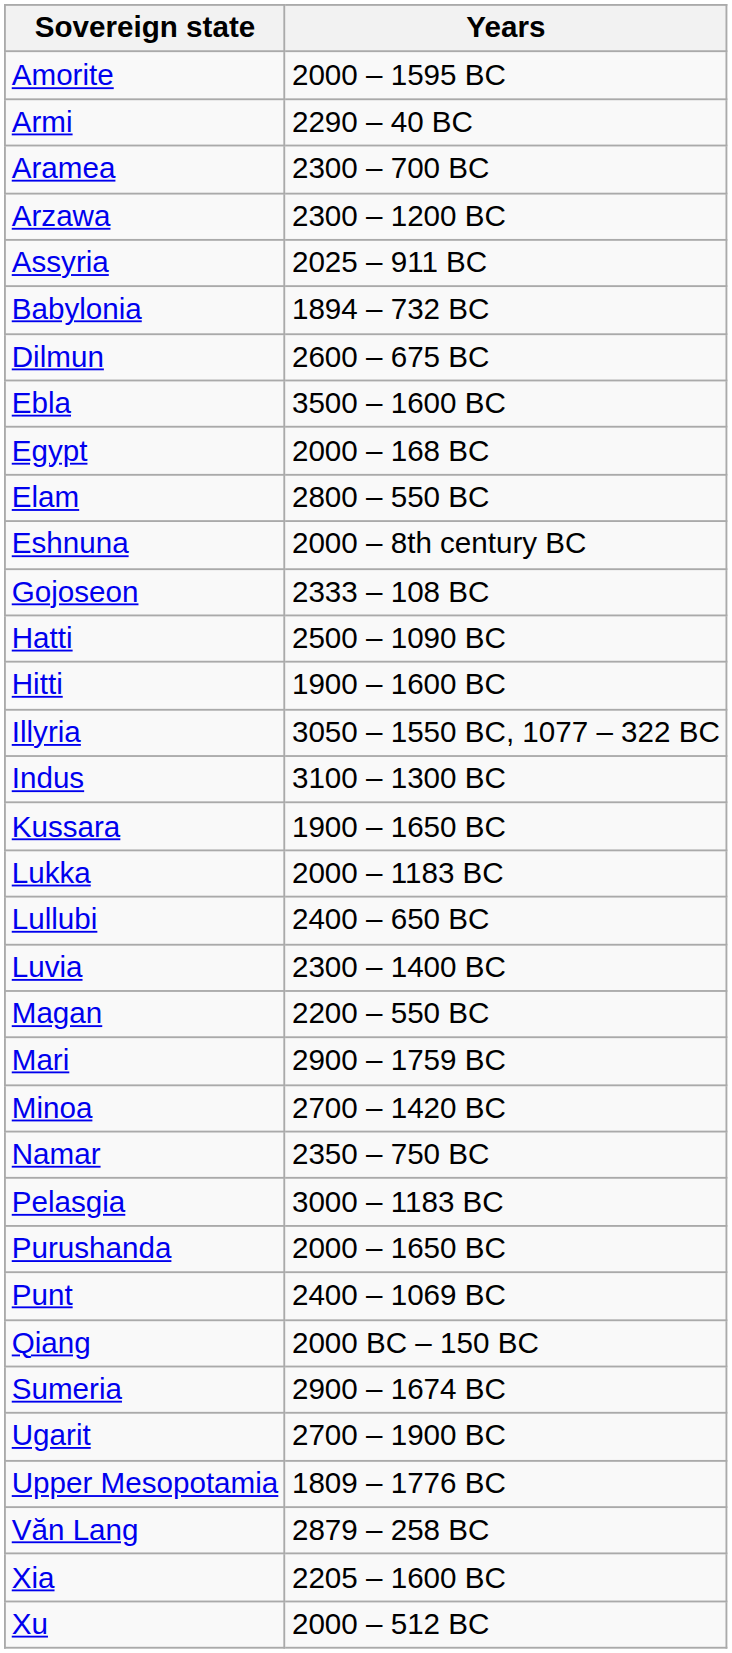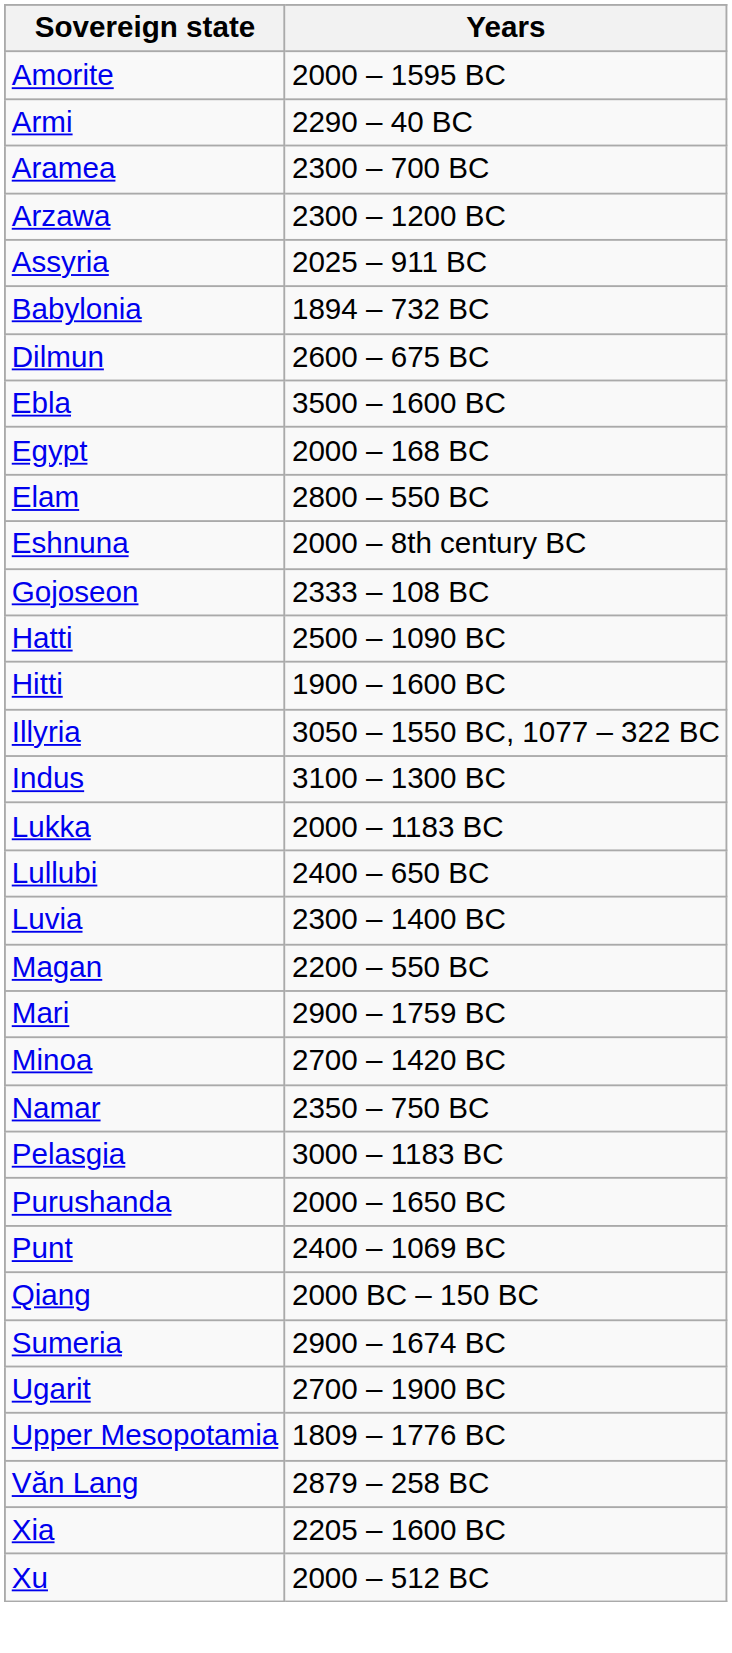- row: (66, 826)
